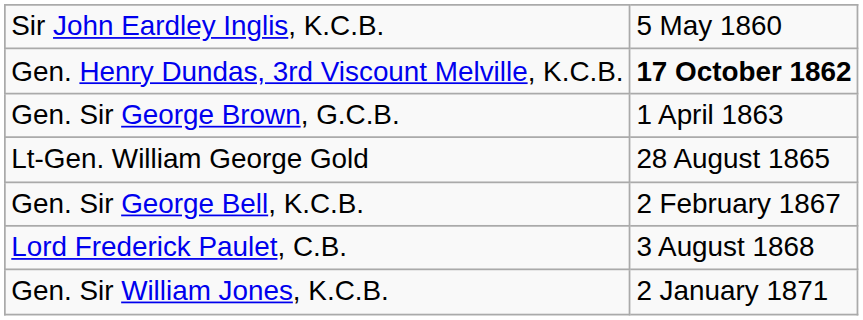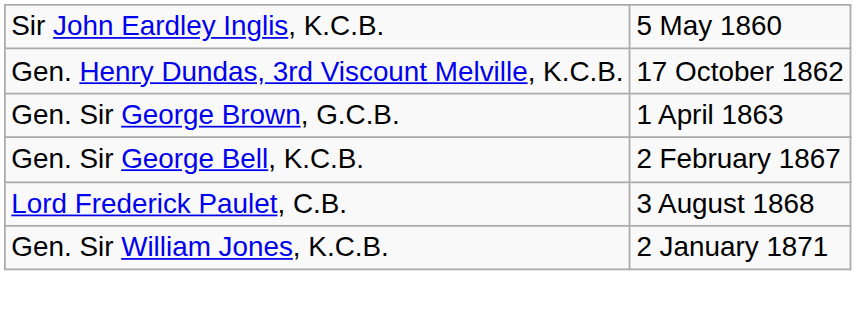(744, 70) bold -> (740, 70) normal
- row: (190, 159)
